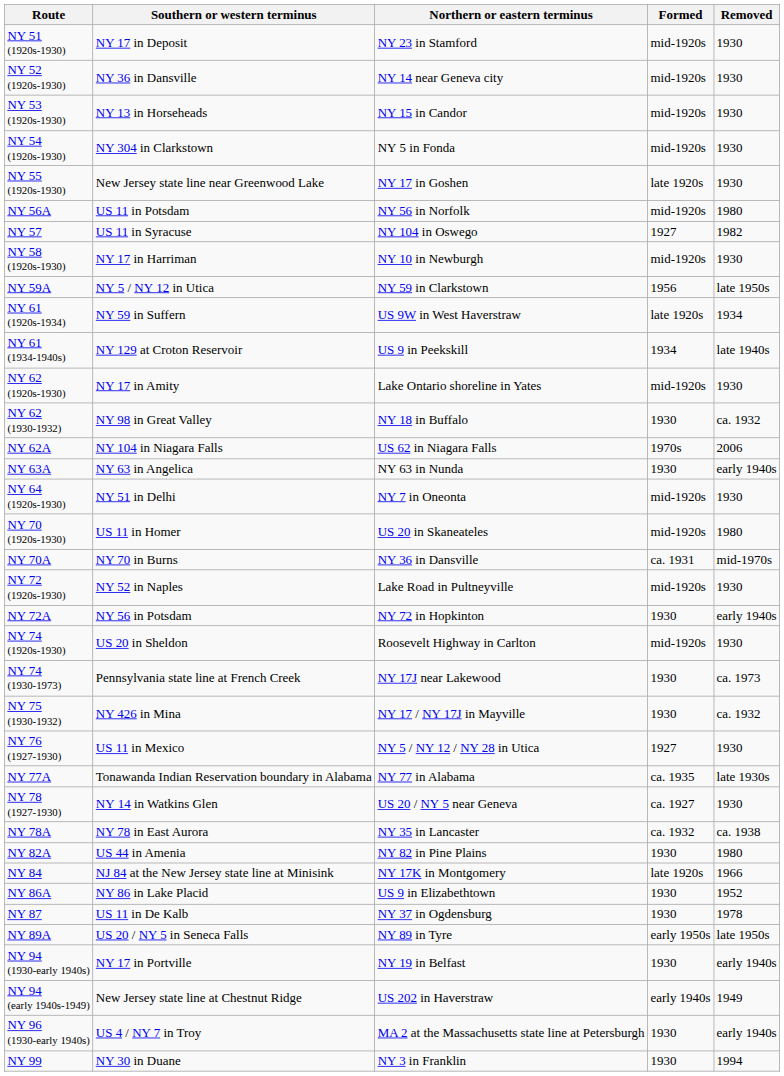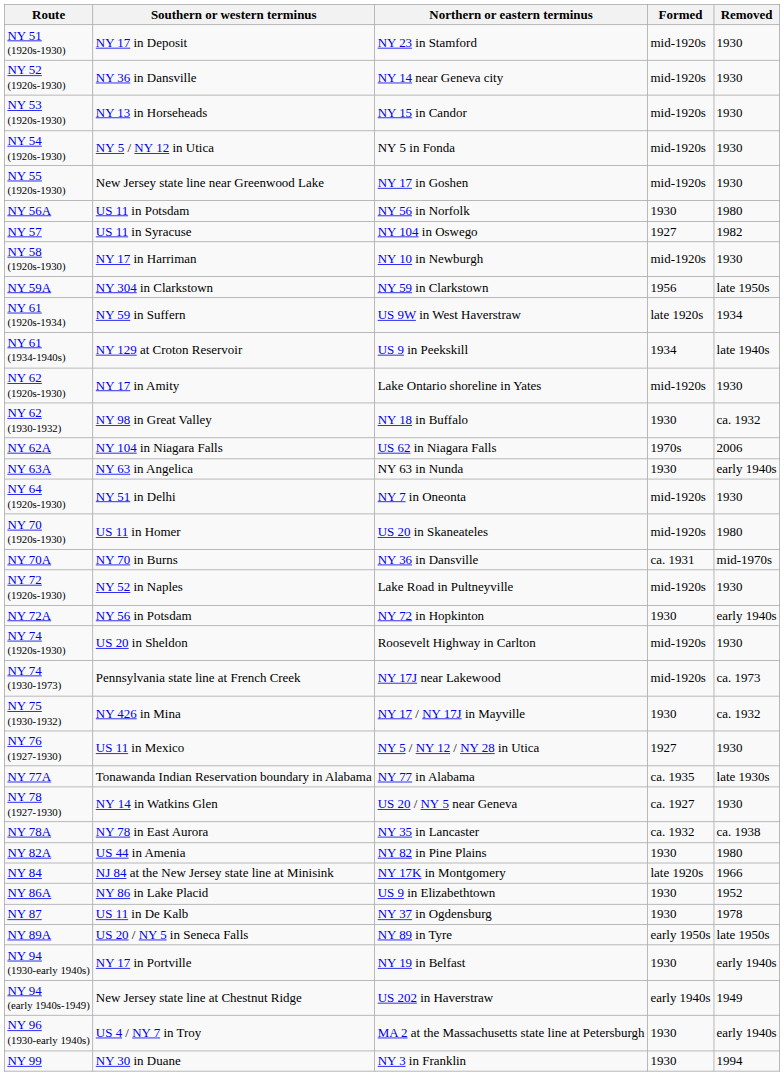(154, 148) NY 304 in Clarkstown -> (155, 148) NY 5 / NY 12 in Utica
(677, 183) late 1920s -> (678, 183) mid-1920s
(678, 210) mid-1920s -> (663, 210) 1930
(155, 287) NY 5 / NY 12 in Utica -> (154, 287) NY 304 in Clarkstown
(663, 678) 1930 -> (678, 678) mid-1920s
